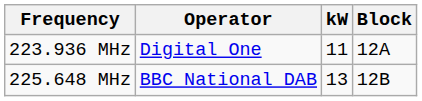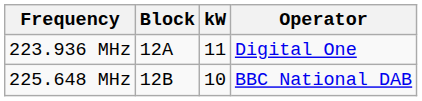columns swapped: (384, 20) <-> (228, 20)
(337, 80) 13 -> (215, 80) 10
